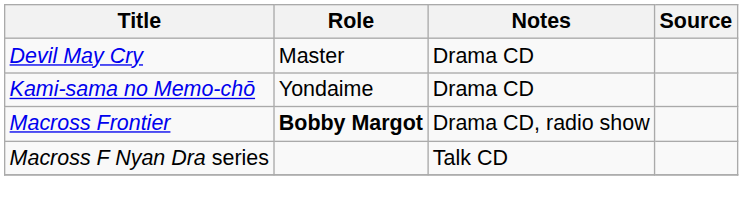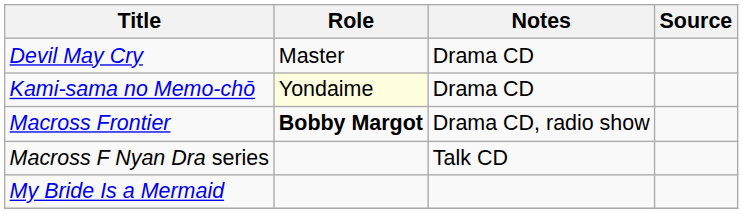(326, 89) no background -> (326, 89) lightyellow background
+ row: (117, 191)
